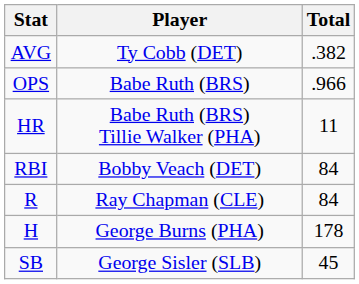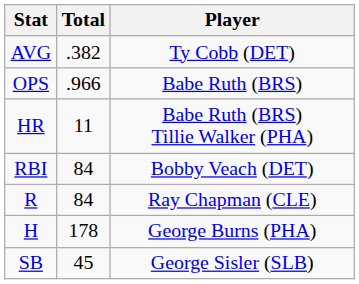columns swapped: (180, 20) <-> (329, 20)
